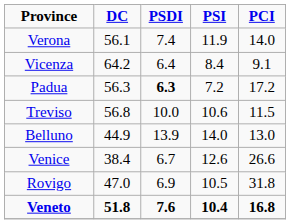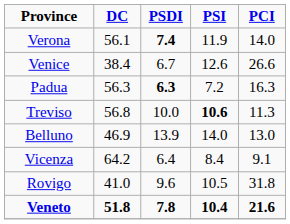(166, 40) normal -> (166, 40) bold
rows swapped: (49, 64) <-> (49, 159)
(262, 87) 17.2 -> (262, 87) 16.3
(214, 111) normal -> (214, 111) bold
(262, 111) 11.5 -> (262, 111) 11.3
(117, 135) 44.9 -> (117, 135) 46.9
(117, 183) 47.0 -> (117, 183) 41.0
(166, 183) 6.9 -> (166, 183) 9.6
(166, 207) 7.6 -> (166, 207) 7.8
(262, 207) 16.8 -> (262, 207) 21.6
